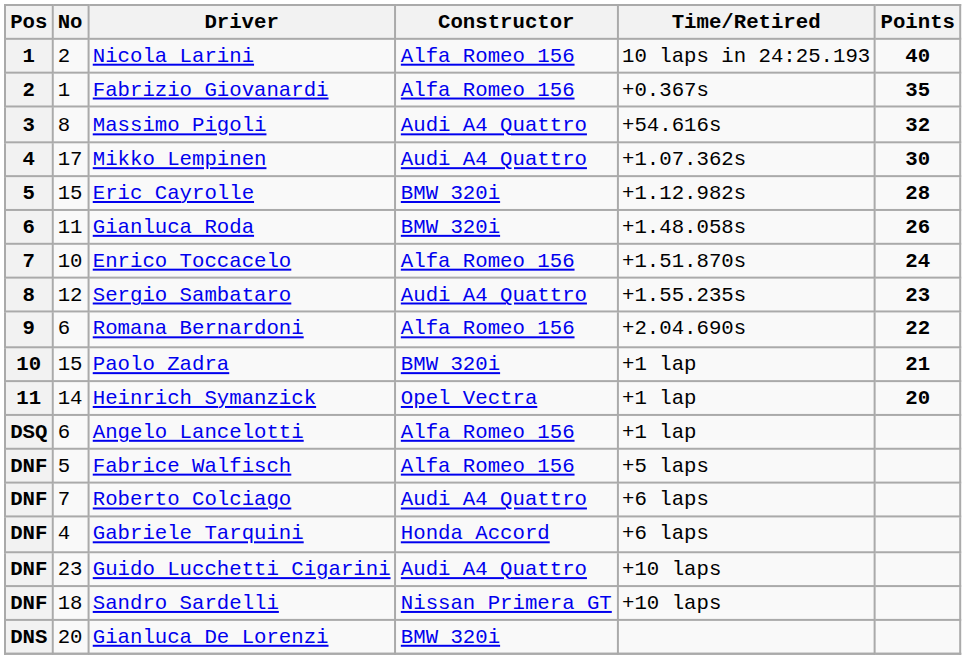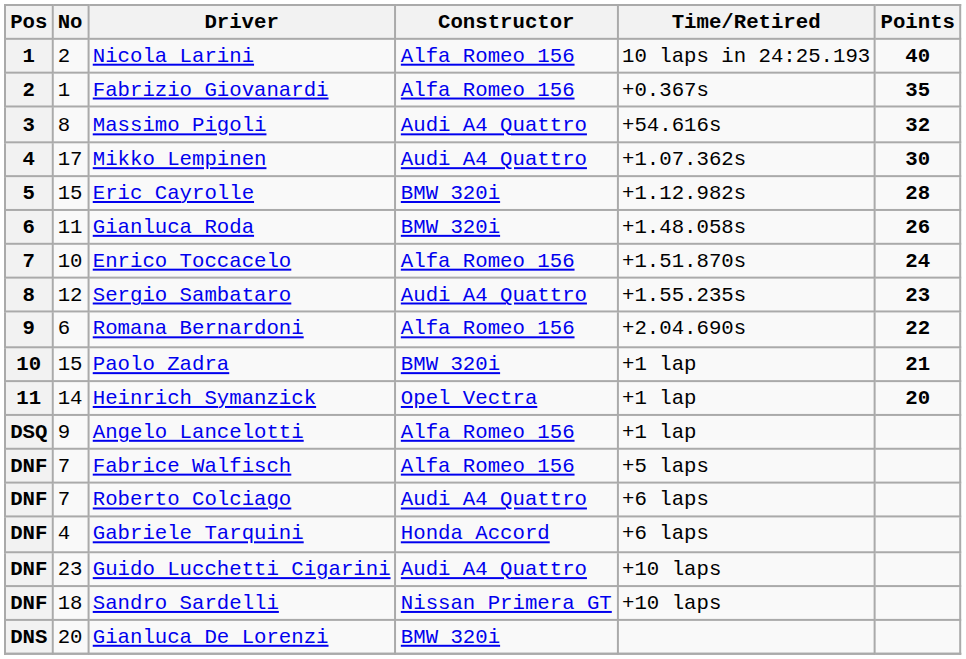(64, 432) 6 -> (64, 432) 9
(64, 466) 5 -> (64, 466) 7
